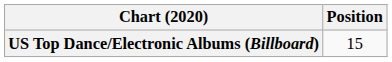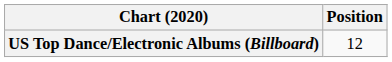(355, 43) 15 -> (355, 43) 12
